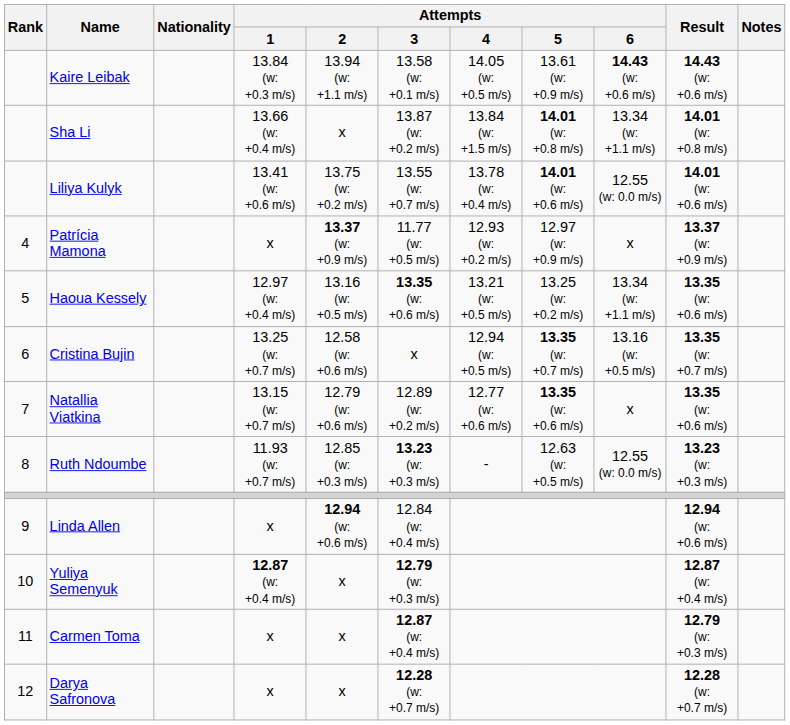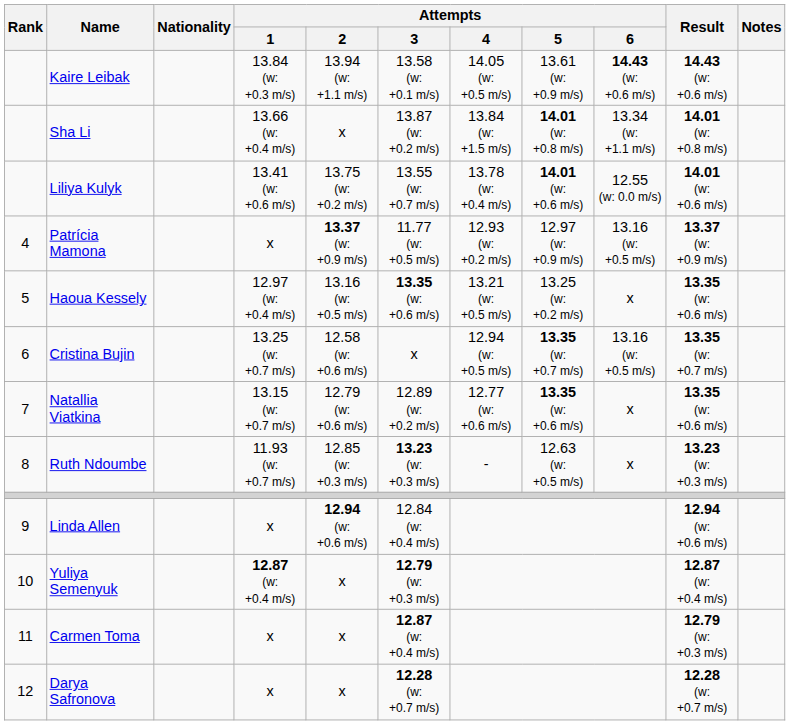(630, 243) x -> (630, 243) 13.16 (w: +0.5 m/s)
(630, 298) 13.34 (w: +1.1 m/s) -> (630, 298) x
(630, 464) 12.55 (w: 0.0 m/s) -> (630, 464) x
